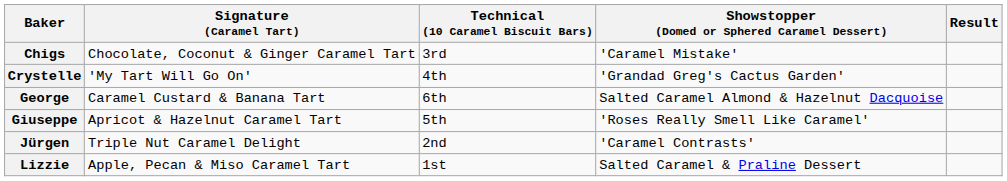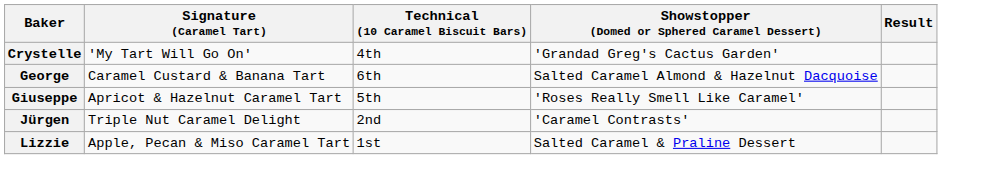- row: (45, 54)
